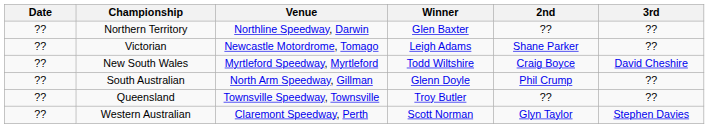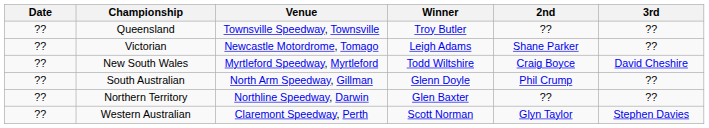rows swapped: (146, 30) <-> (146, 98)
